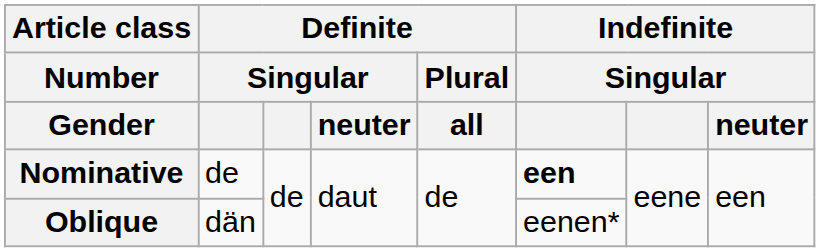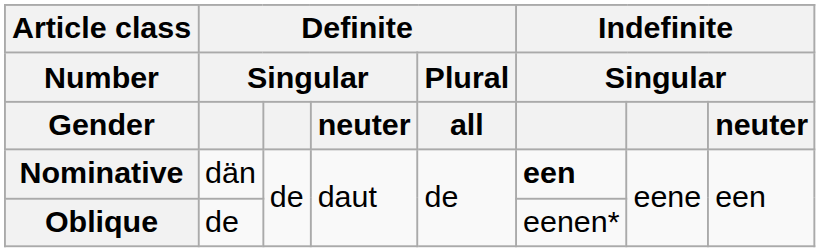(222, 173) de -> (230, 173) dän
(230, 221) dän -> (222, 221) de
